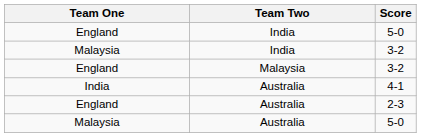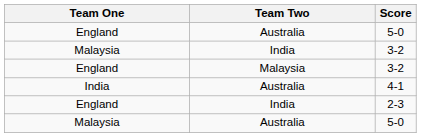(282, 31) India -> (282, 31) Australia
(282, 104) Australia -> (282, 104) India
